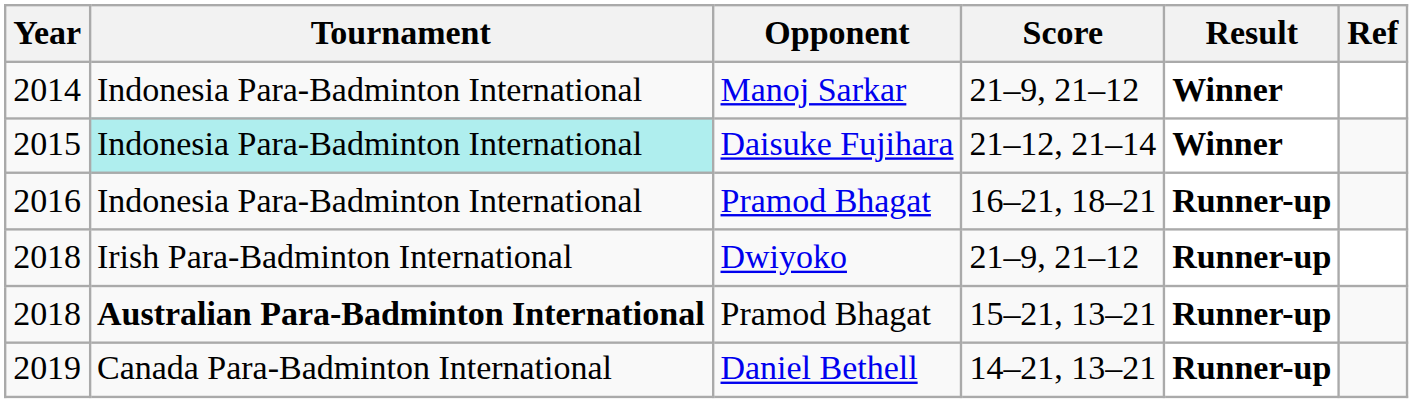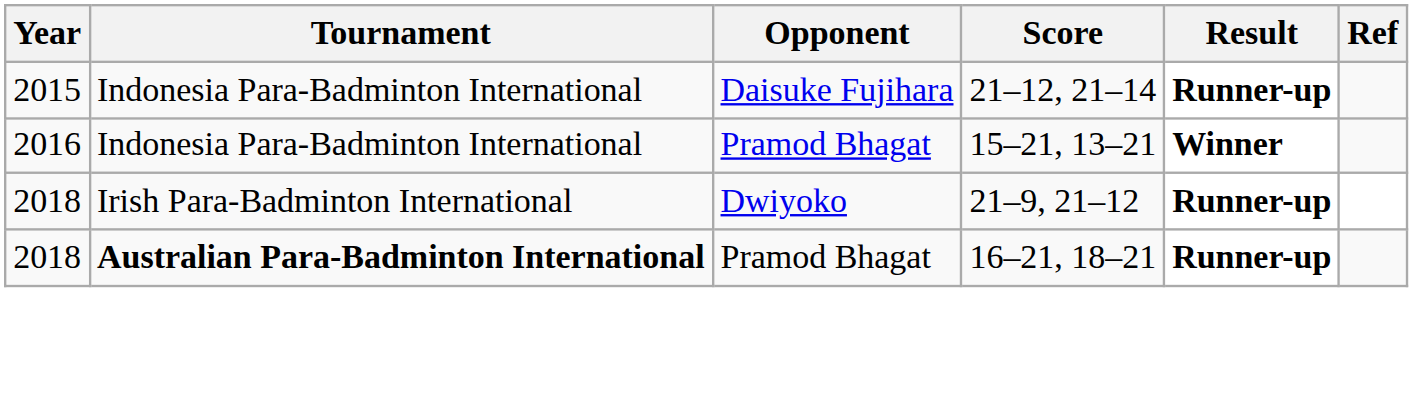- row: (47, 88)
(370, 145) paleturquoise background -> (370, 88) no background
(1228, 145) Winner -> (1252, 88) Runner-up
(1063, 201) 16–21, 18–21 -> (1063, 145) 15–21, 13–21
(1252, 201) Runner-up -> (1228, 145) Winner
(1063, 313) 15–21, 13–21 -> (1063, 257) 16–21, 18–21
- row: (47, 369)
